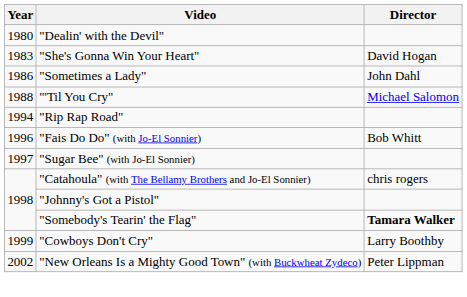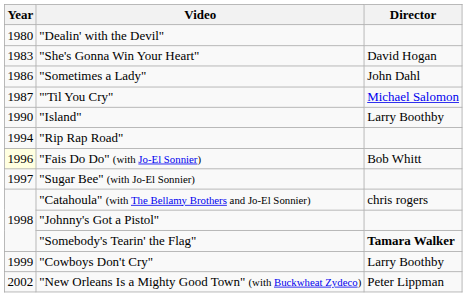(20, 96) 1988 -> (20, 96) 1987
+ row: (60, 117)
(20, 138) no background -> (20, 158) lightyellow background
